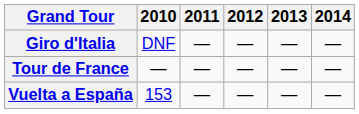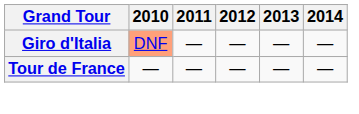(159, 43) no background -> (151, 43) lightsalmon background
- row: (71, 95)
